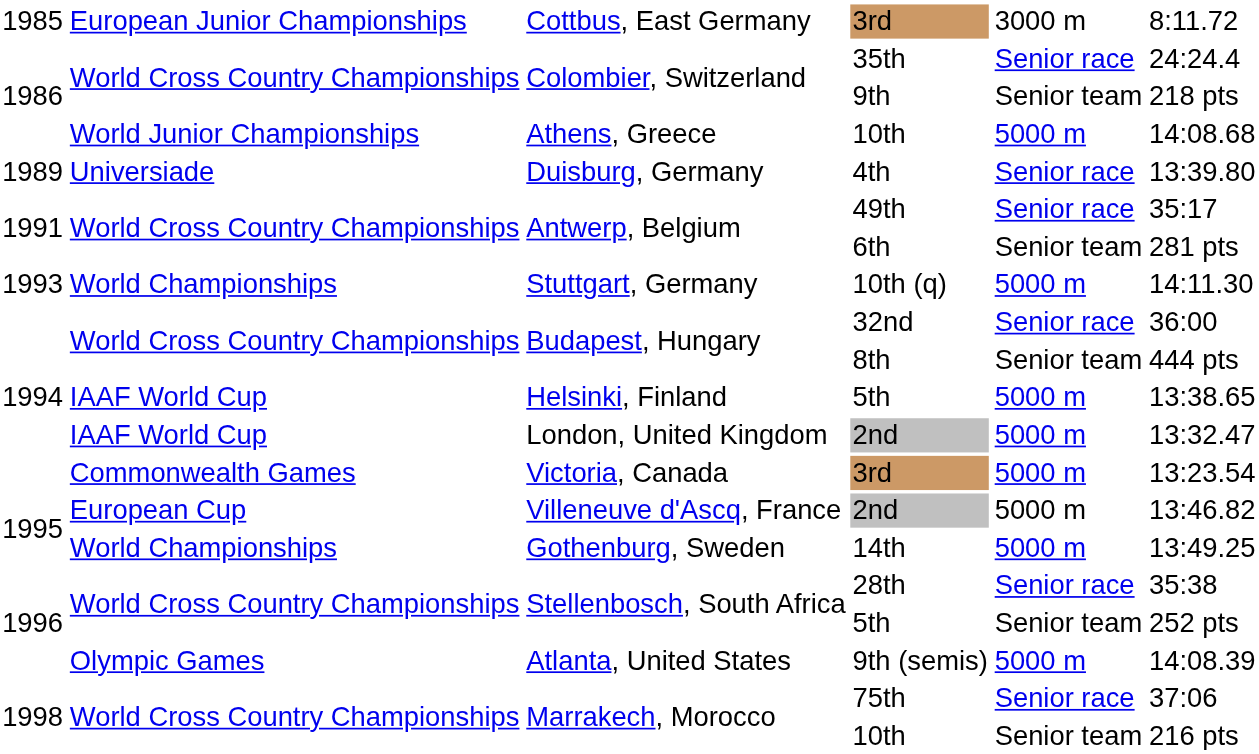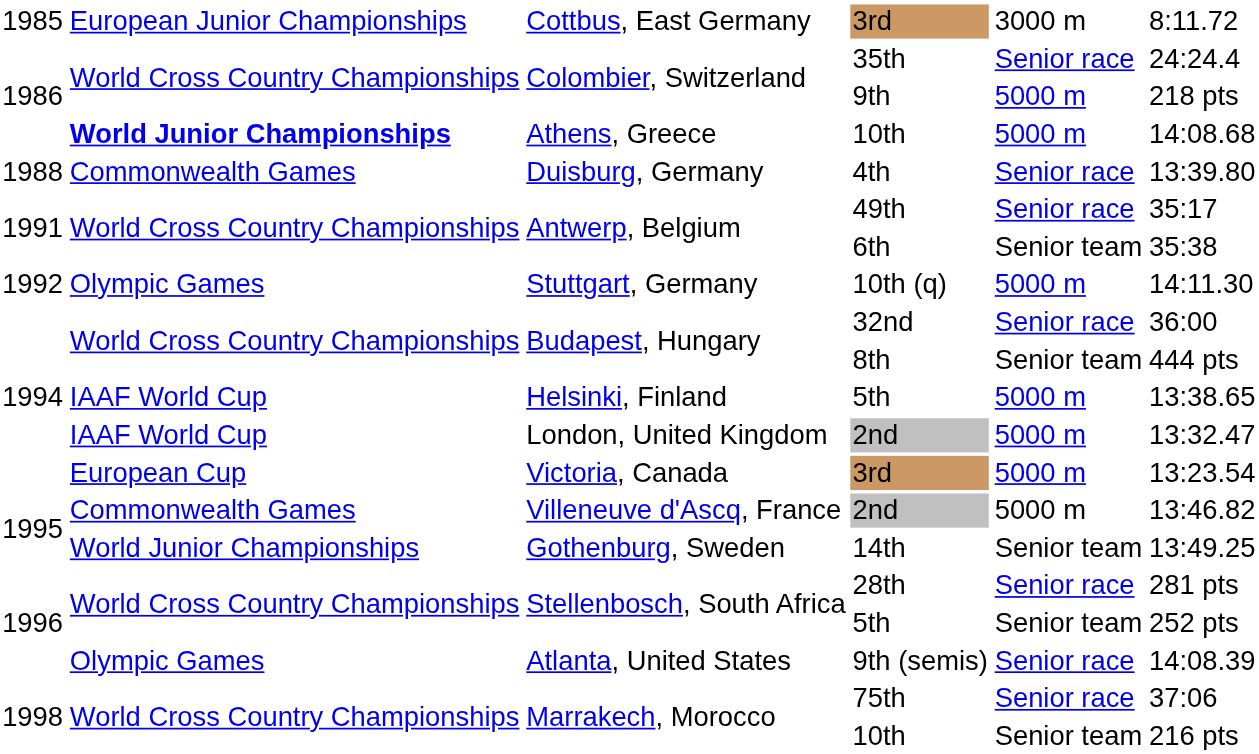(1068, 96) Senior team -> (1040, 96) 5000 m
(244, 134) normal -> (260, 134) bold
(33, 171) 1989 -> (33, 171) 1988
(142, 171) Universiade -> (213, 171) Commonwealth Games
(1194, 246) 281 pts -> (1183, 246) 35:38
(33, 284) 1993 -> (33, 284) 1992
(203, 284) World Championships -> (167, 284) Olympic Games
(213, 472) Commonwealth Games -> (158, 472) European Cup
(158, 510) European Cup -> (213, 510) Commonwealth Games
(203, 547) World Championships -> (244, 547) World Junior Championships
(1040, 547) 5000 m -> (1068, 547) Senior team
(1183, 585) 35:38 -> (1194, 585) 281 pts
(1040, 660) 5000 m -> (1065, 660) Senior race
